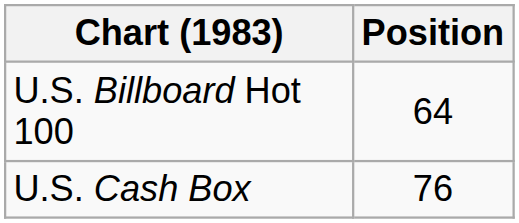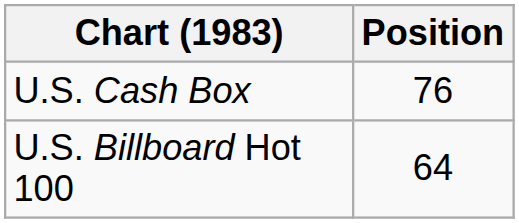rows swapped: (157, 110) <-> (132, 188)
